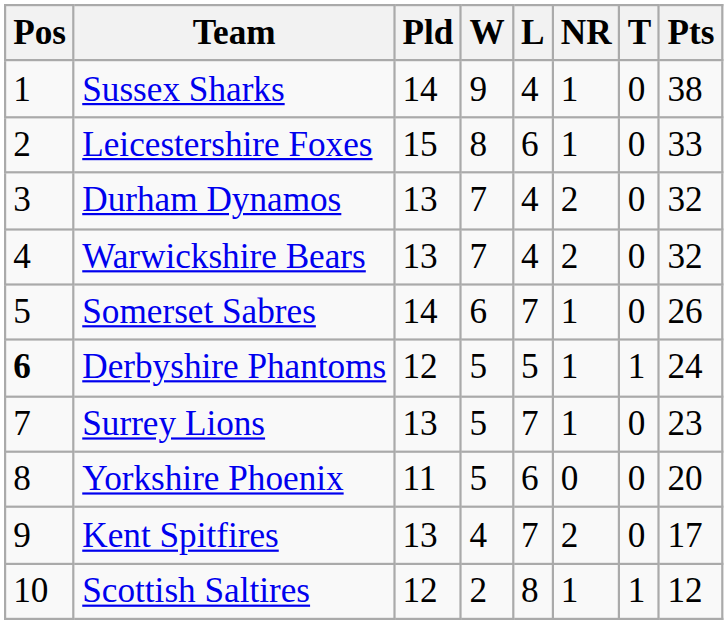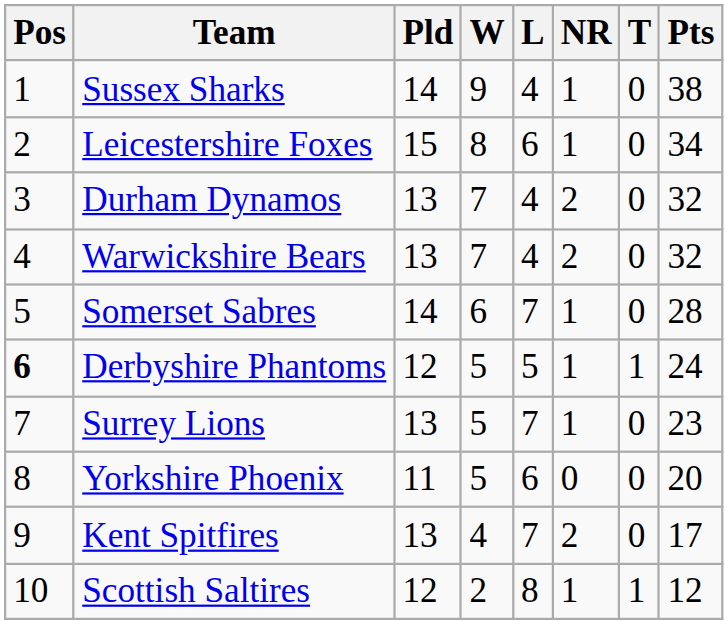(685, 144) 33 -> (685, 144) 34
(685, 311) 26 -> (685, 311) 28
